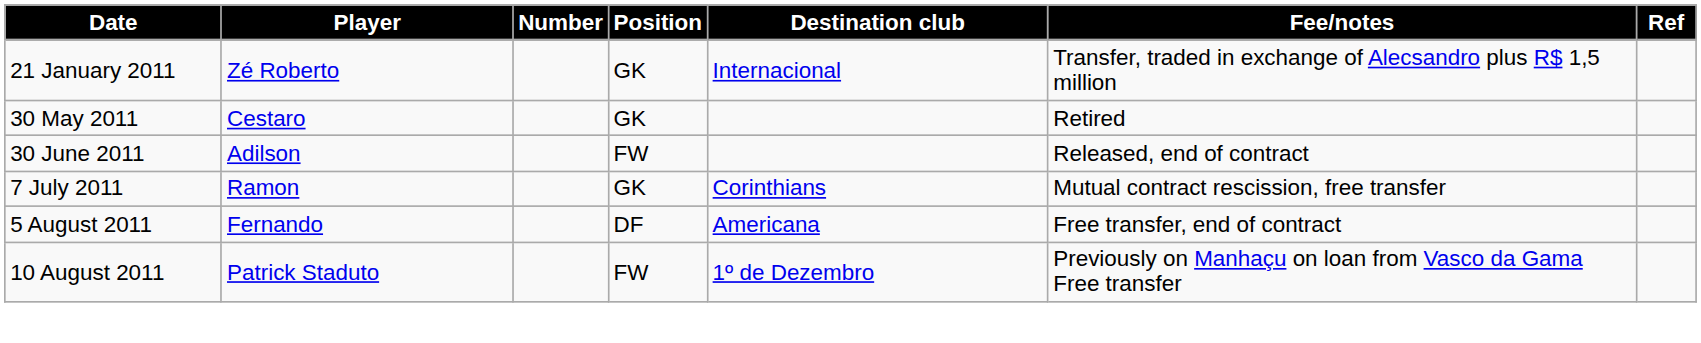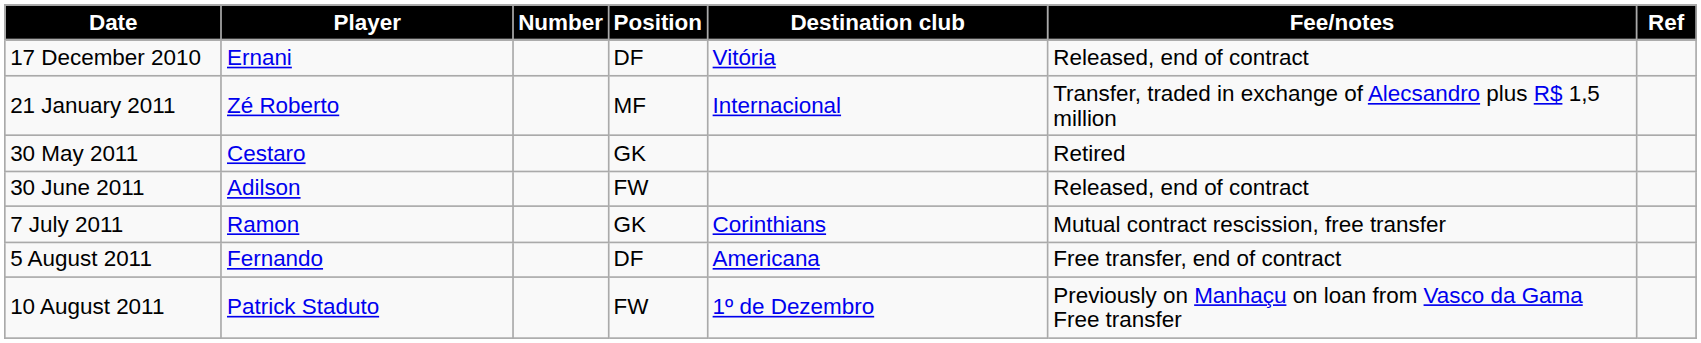+ row: (106, 57)
(630, 70) GK -> (630, 105) MF
